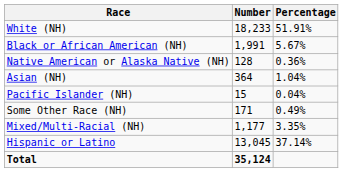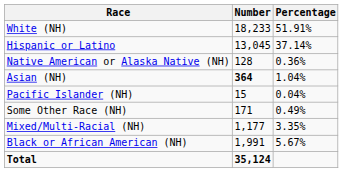rows swapped: (97, 45) <-> (61, 143)
(244, 78) normal -> (244, 78) bold
